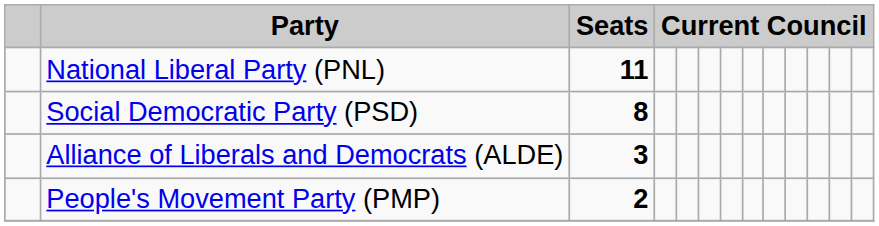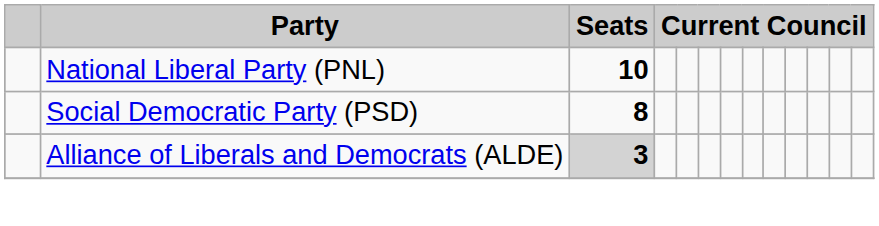(634, 69) 11 -> (633, 69) 10
(641, 155) no background -> (641, 155) lightgrey background
- row: (243, 198)
